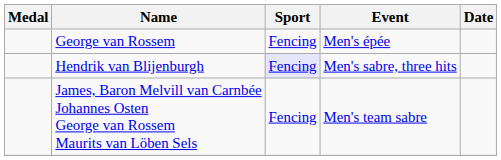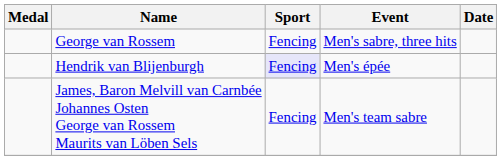(357, 41) Men's épée -> (390, 41) Men's sabre, three hits
(390, 66) Men's sabre, three hits -> (357, 66) Men's épée
